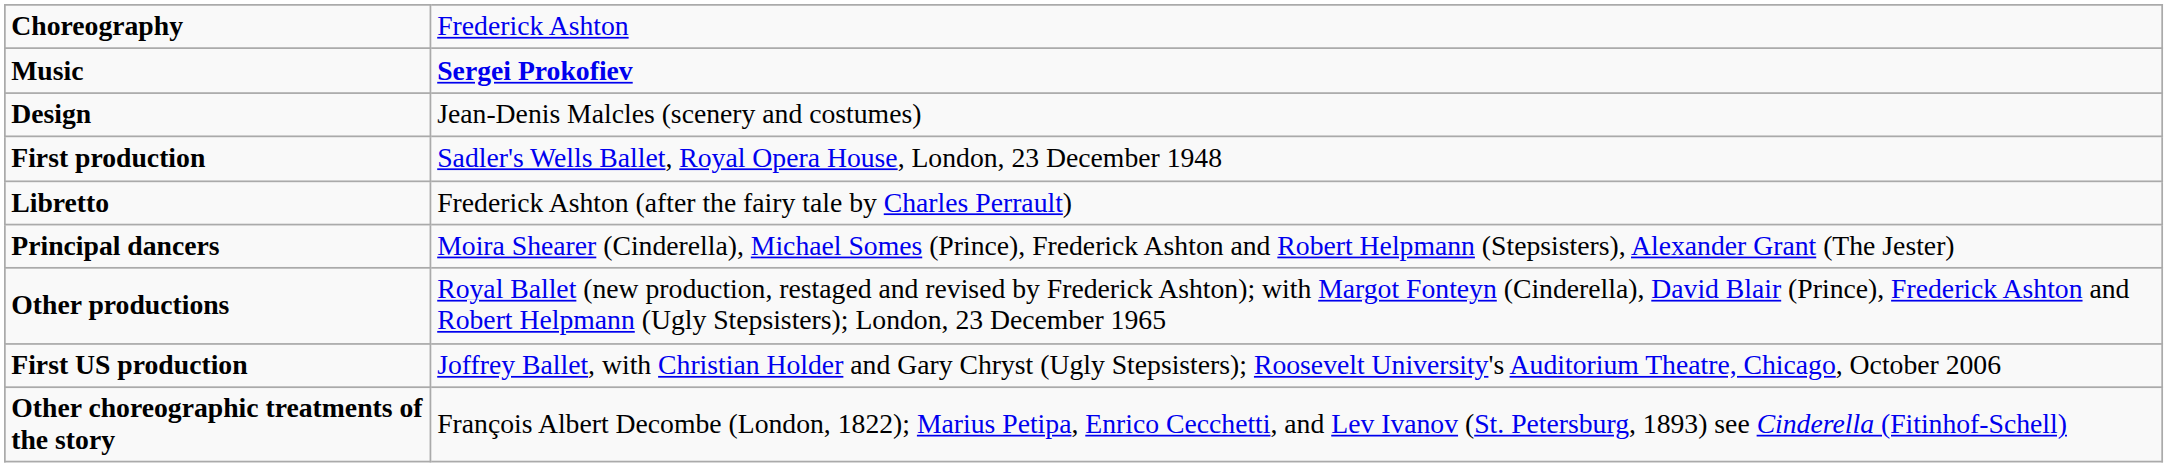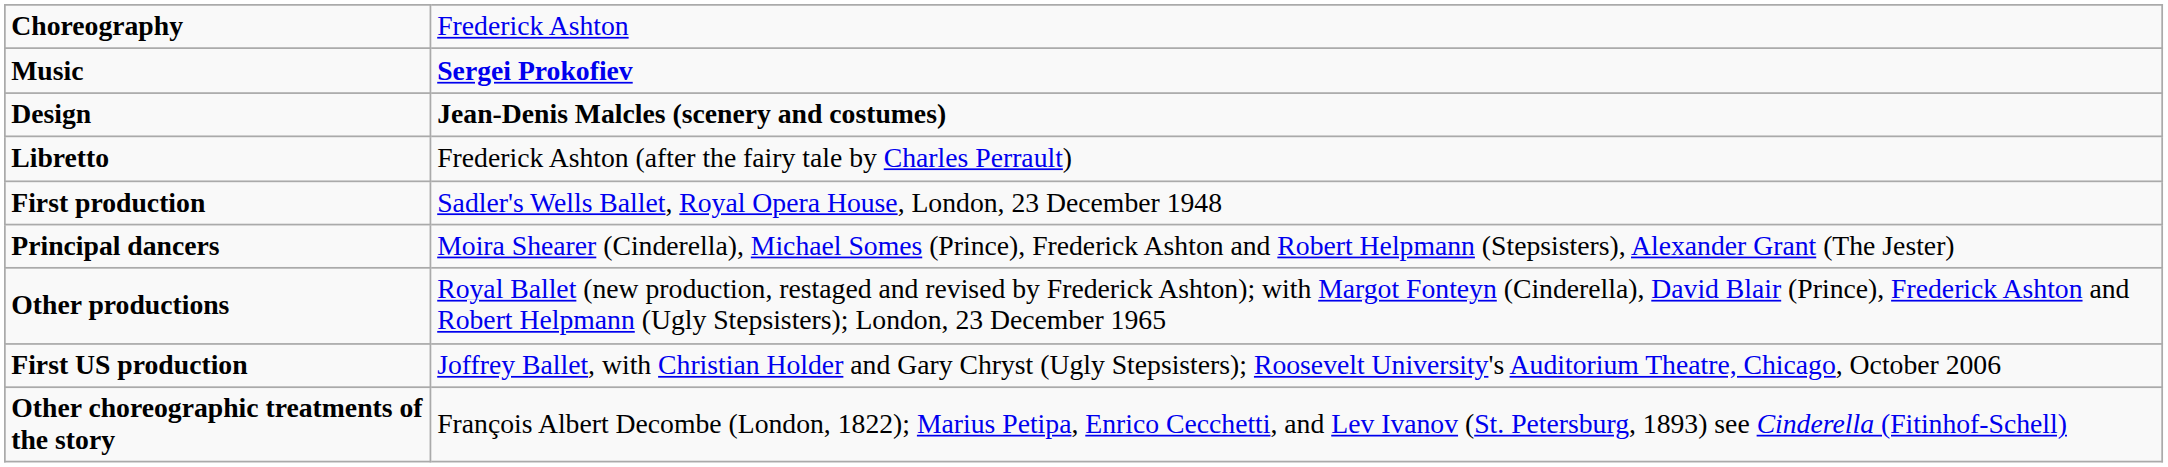(679, 114) normal -> (692, 114) bold
rows swapped: (60, 202) <-> (108, 158)
